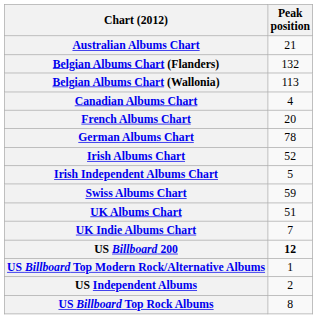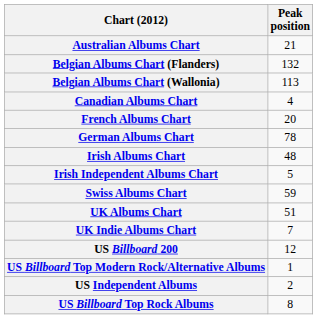(290, 156) 52 -> (290, 156) 48
(290, 249) bold -> (290, 249) normal
